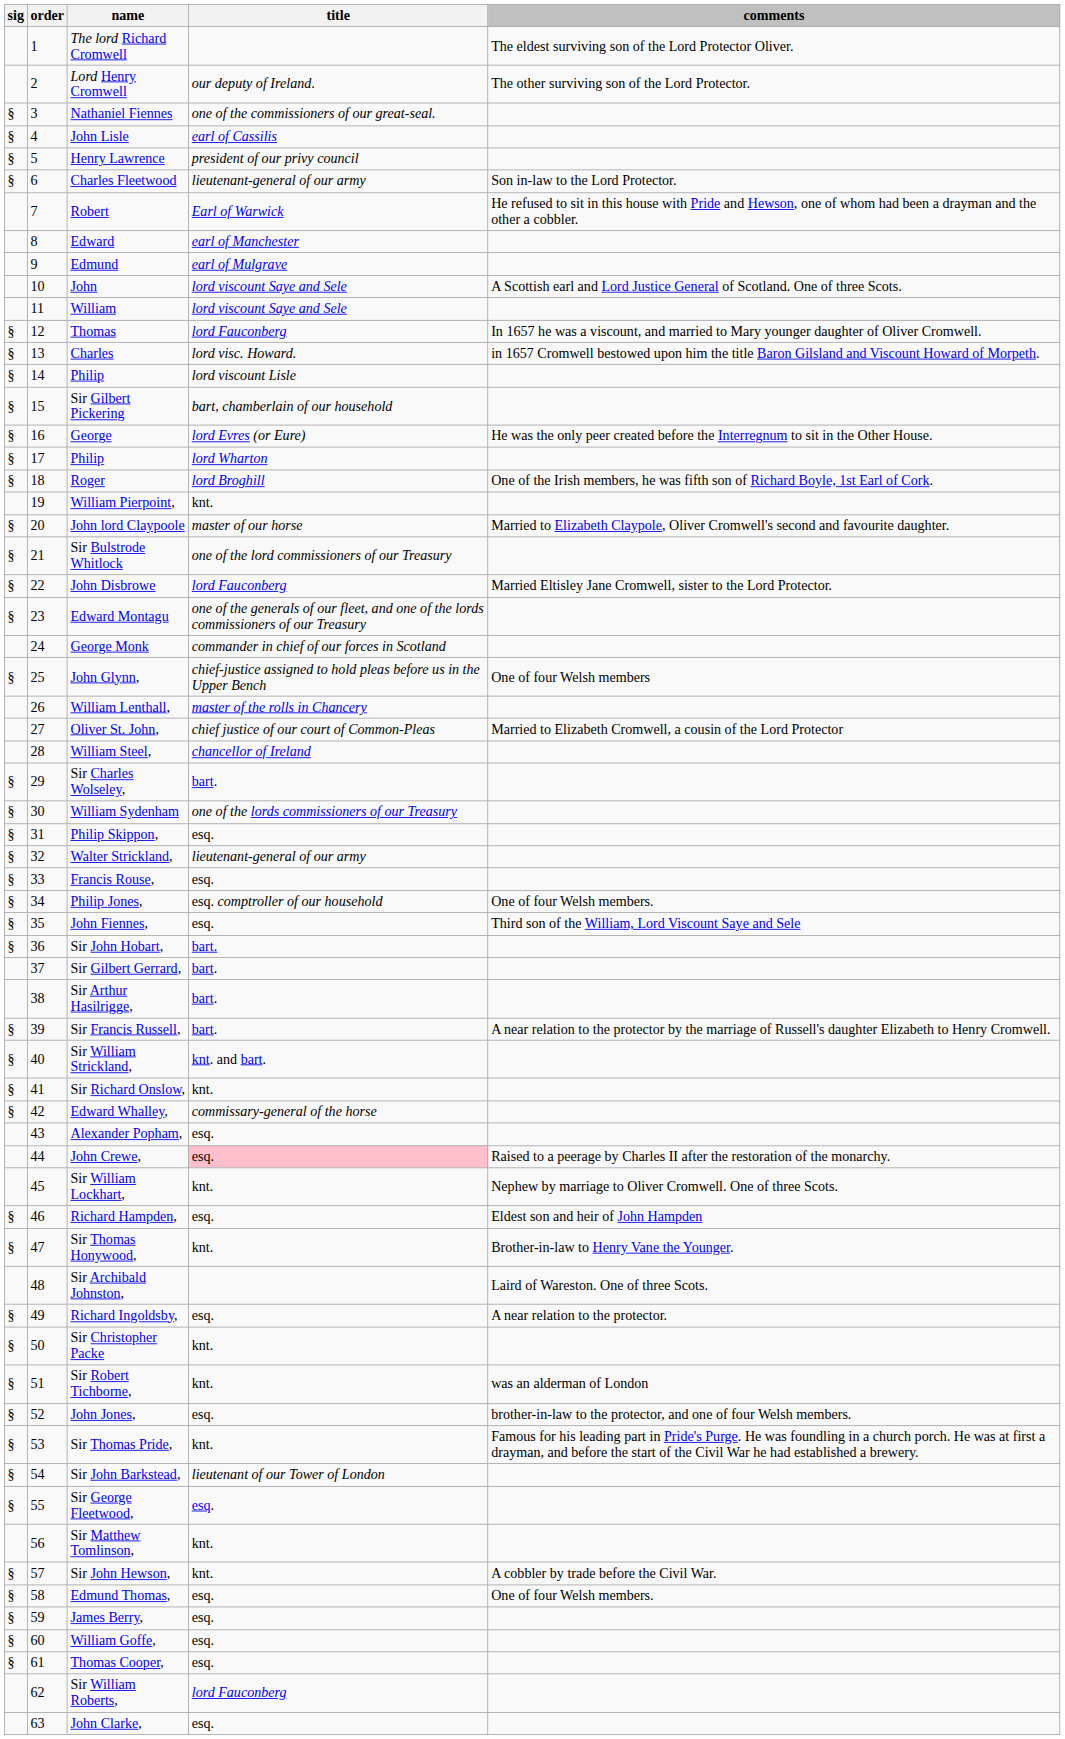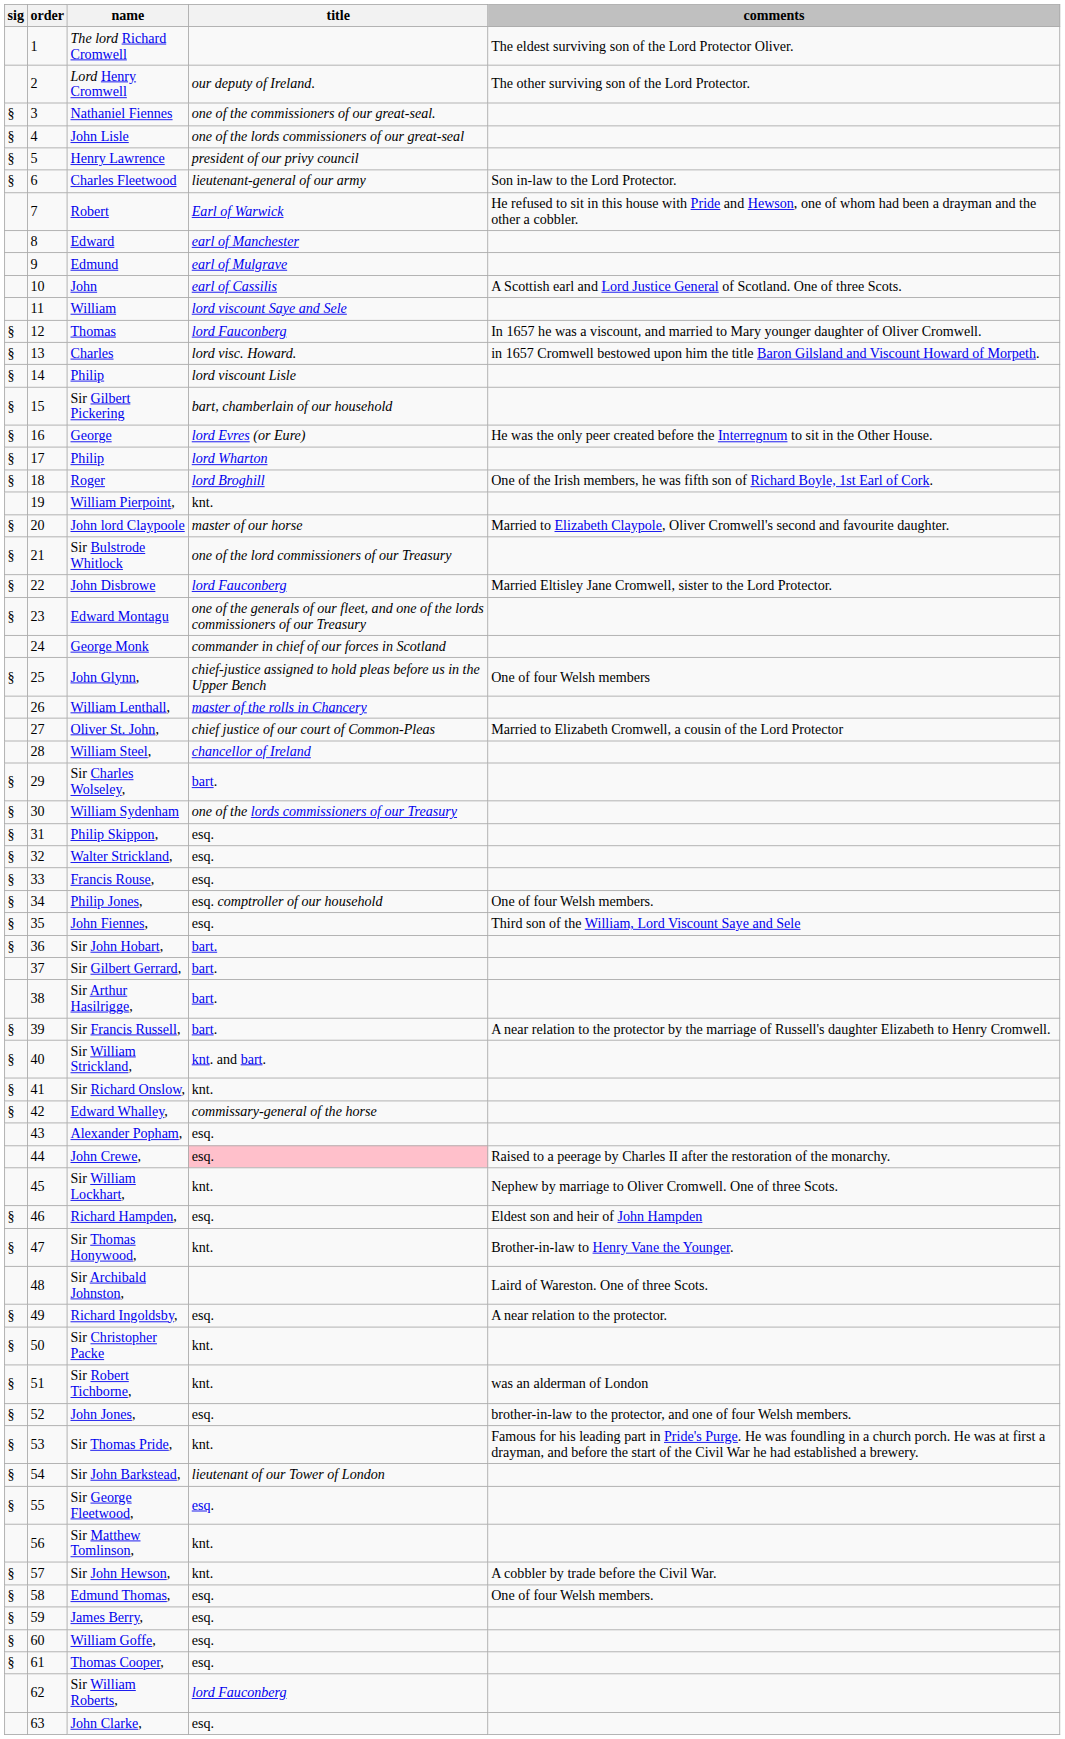(234, 136) earl of Cassilis -> (328, 136) one of the lords commissioners of our great-seal
(269, 286) lord viscount Saye and Sele -> (234, 286) earl of Cassilis
(279, 856) lieutenant-general of our army -> (203, 856) esq.
